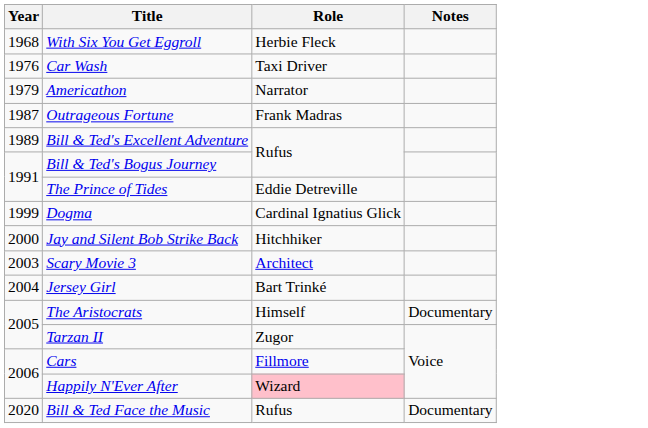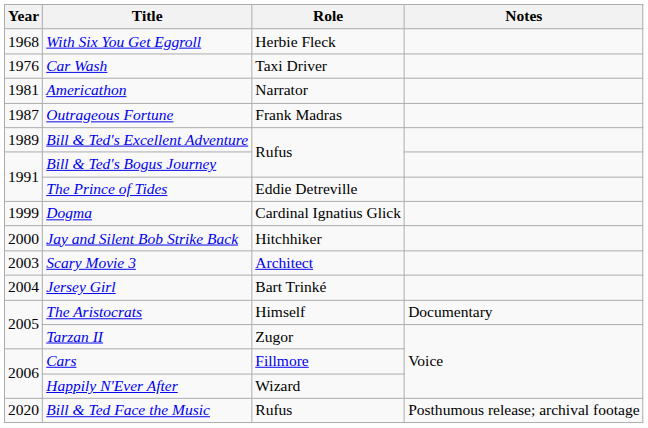(24, 90) 1979 -> (24, 90) 1981
(278, 386) pink background -> (278, 386) no background
(450, 410) Documentary -> (524, 410) Posthumous release; archival footage
